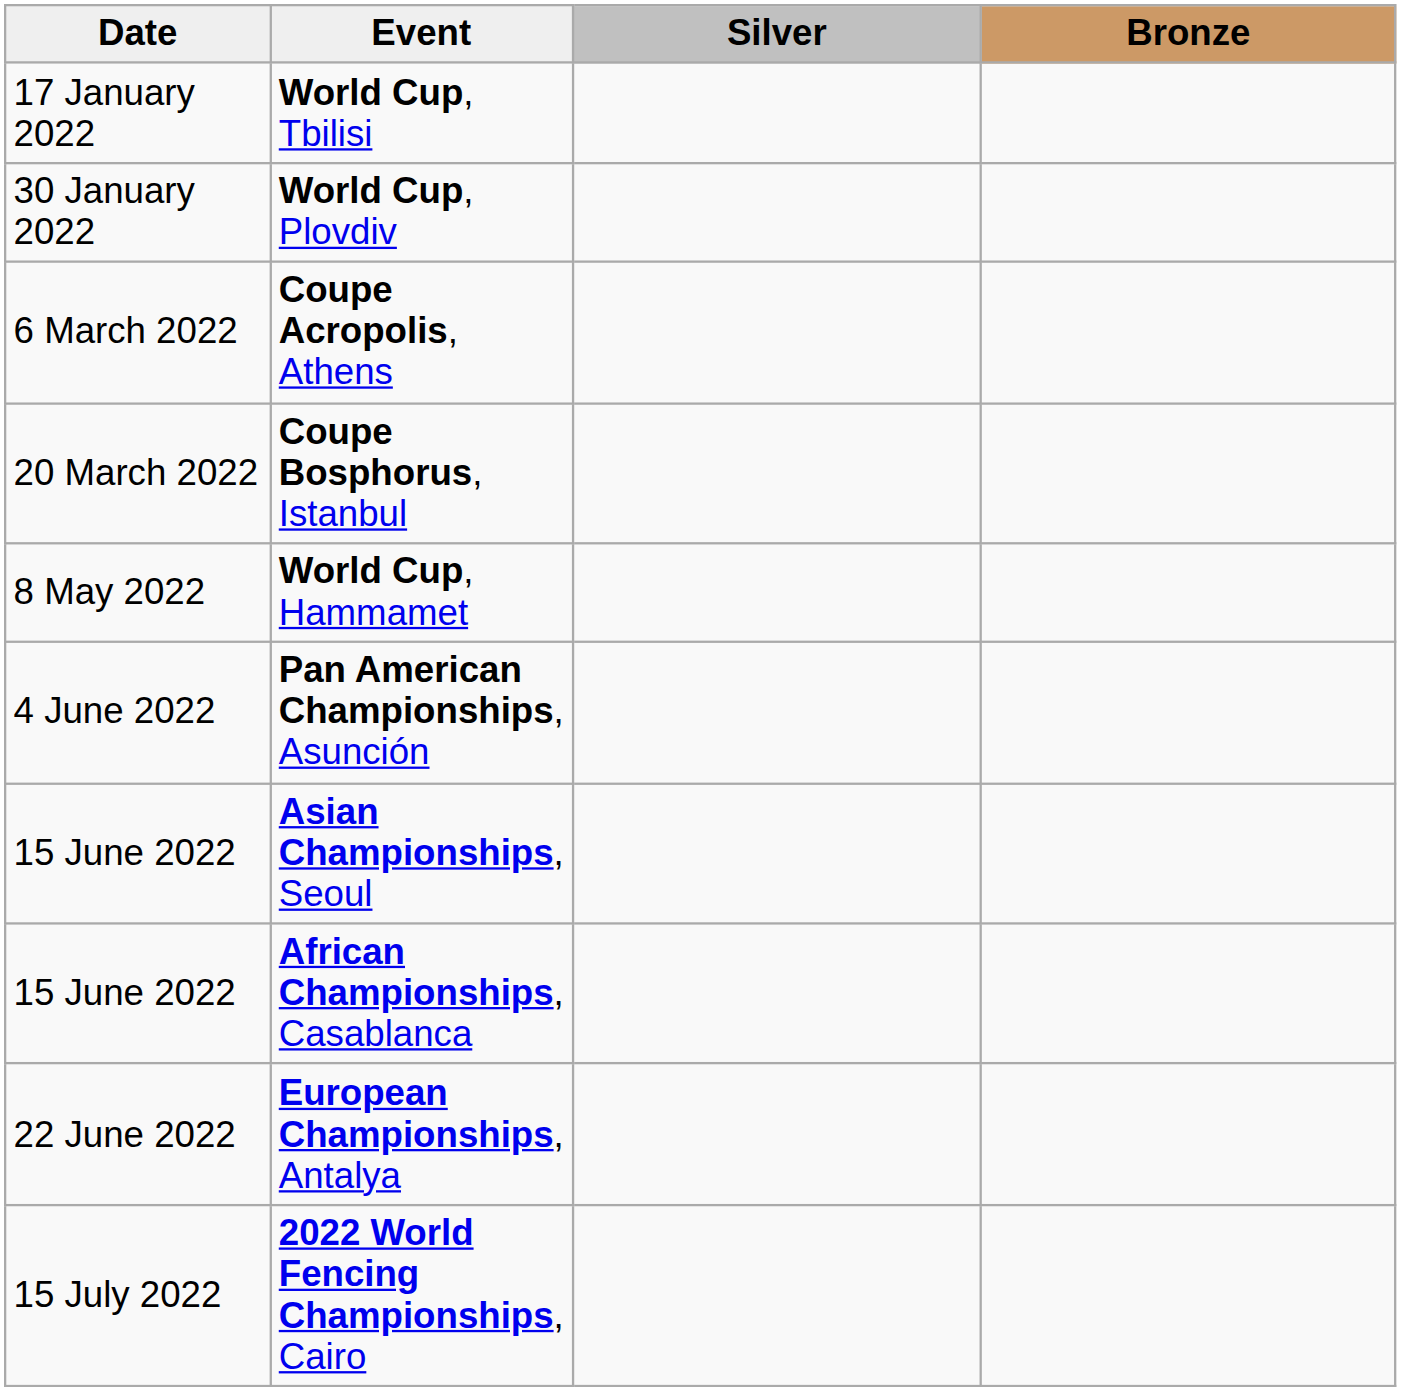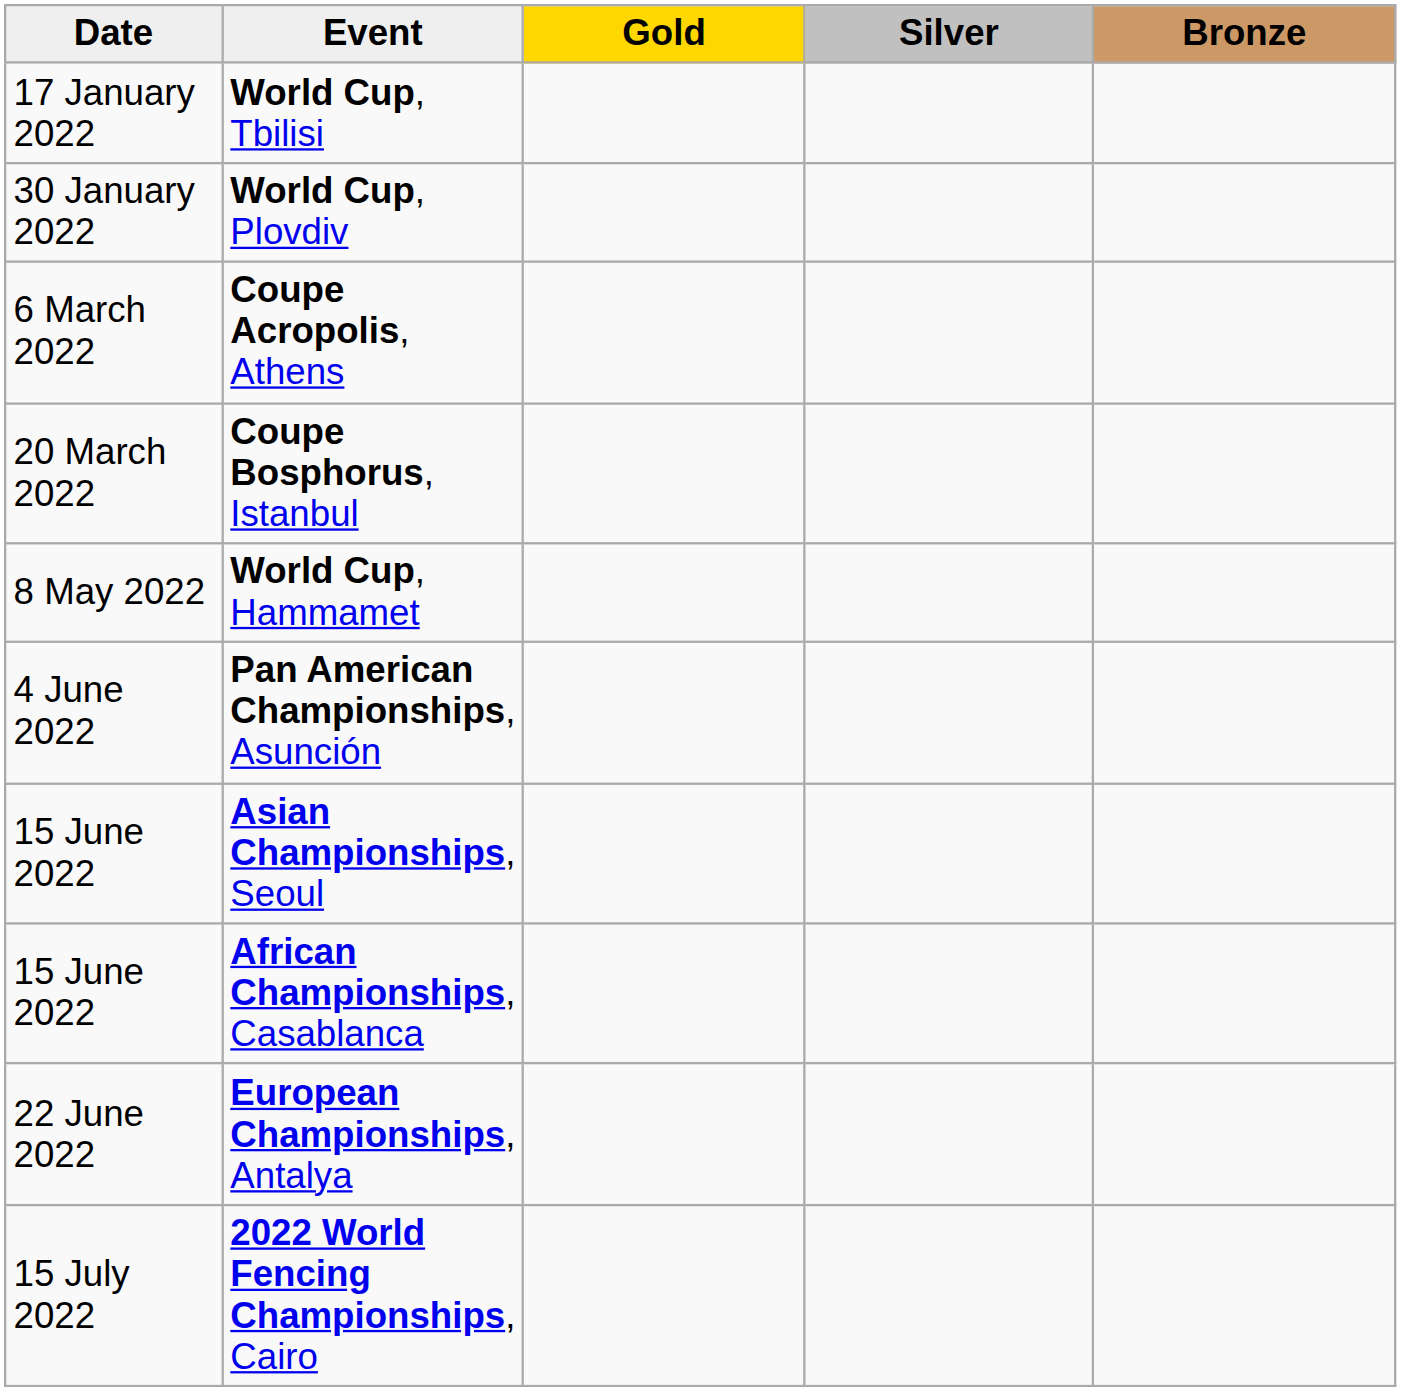+ column: (664, 33)
